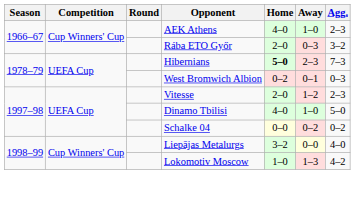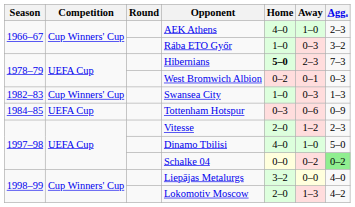(280, 45) 2–0 -> (280, 45) 1–0
+ row: (192, 95)
+ row: (204, 111)
(338, 128) no background -> (338, 161) lightgreen background
(280, 161) 1–0 -> (280, 194) 2–0
